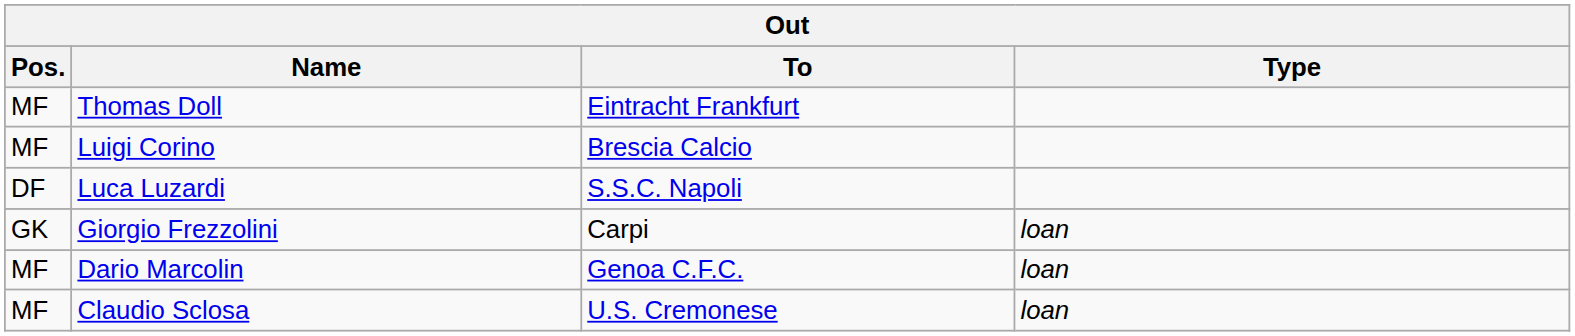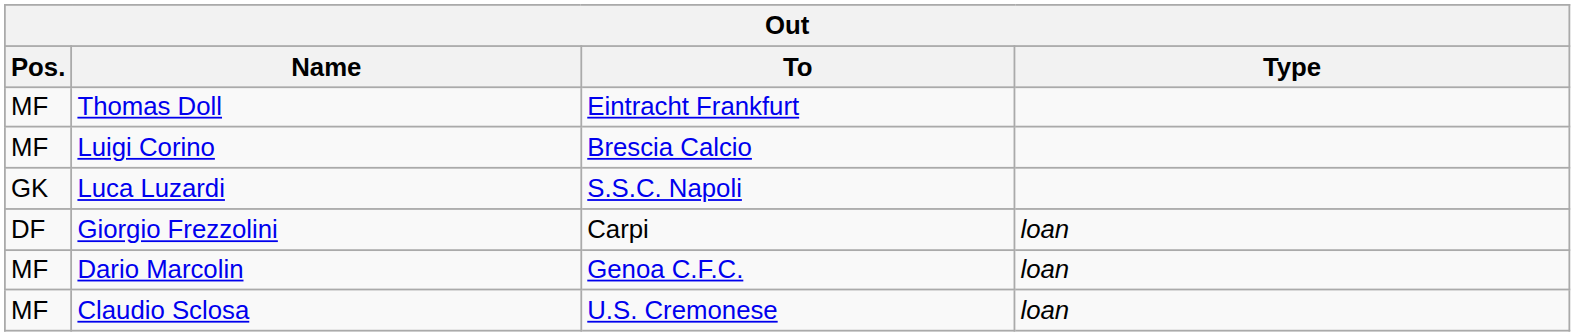(28, 189) DF -> (30, 189) GK
(30, 229) GK -> (28, 229) DF
